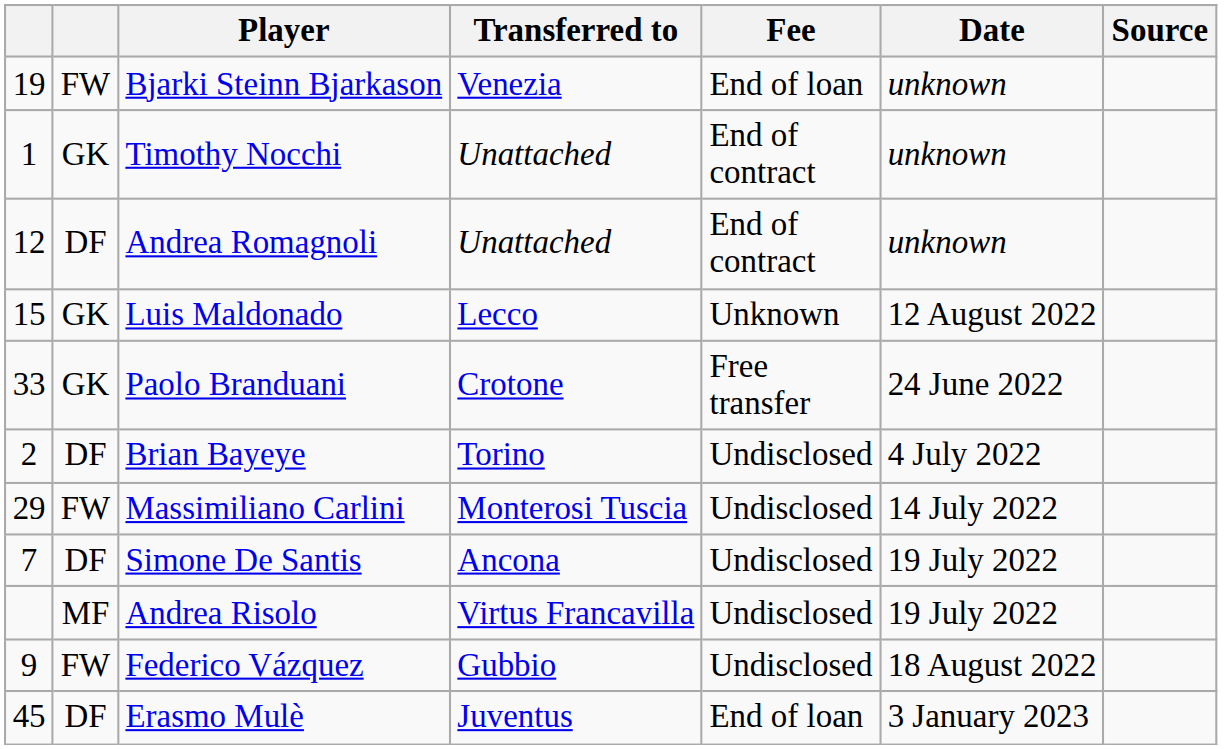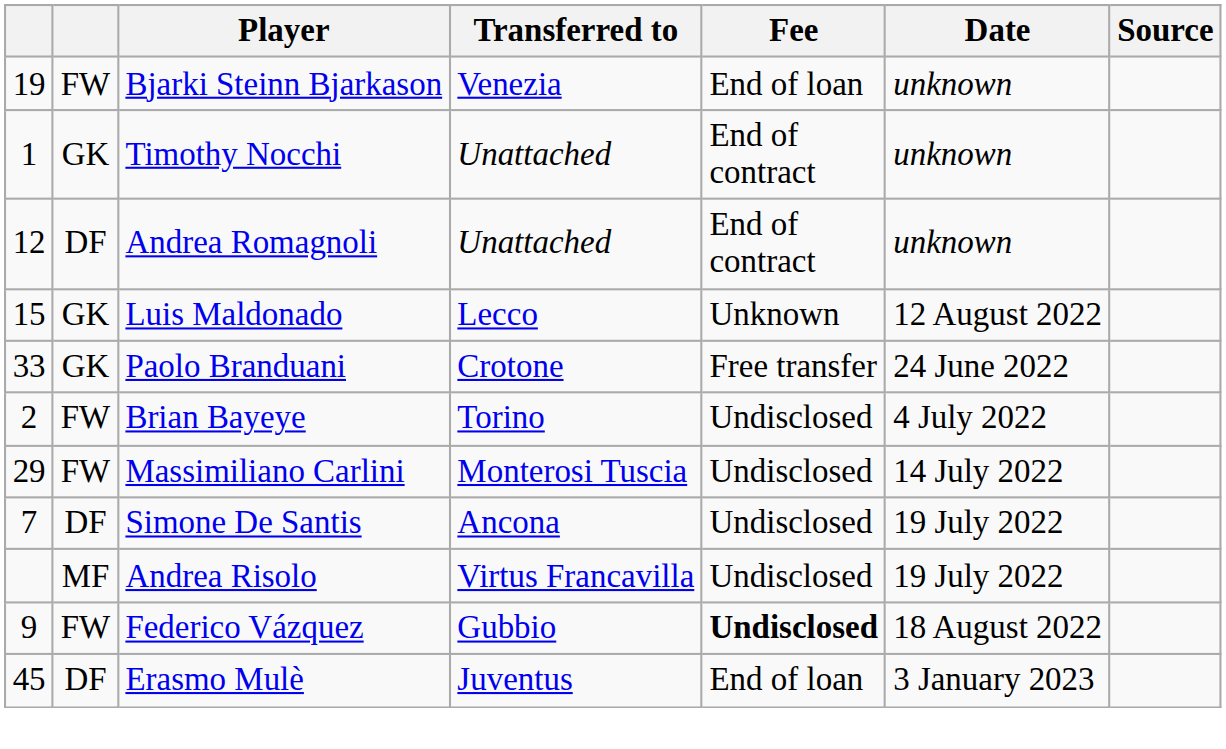(85, 455) DF -> (85, 418) FW
(791, 664) normal -> (794, 627) bold
